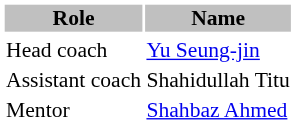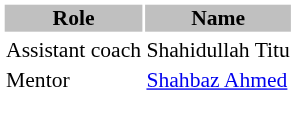- row: (57, 50)
